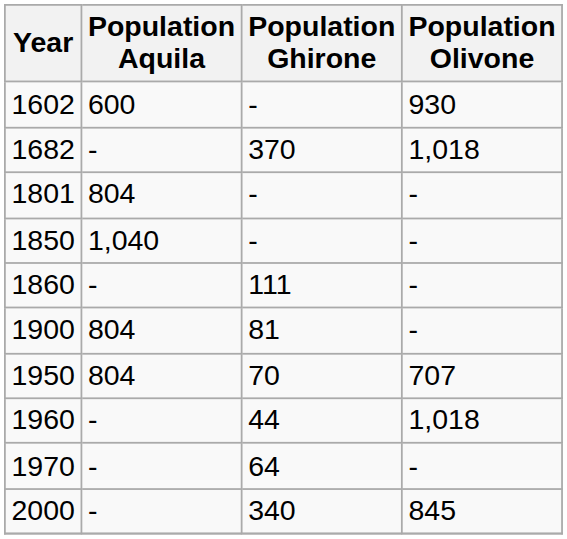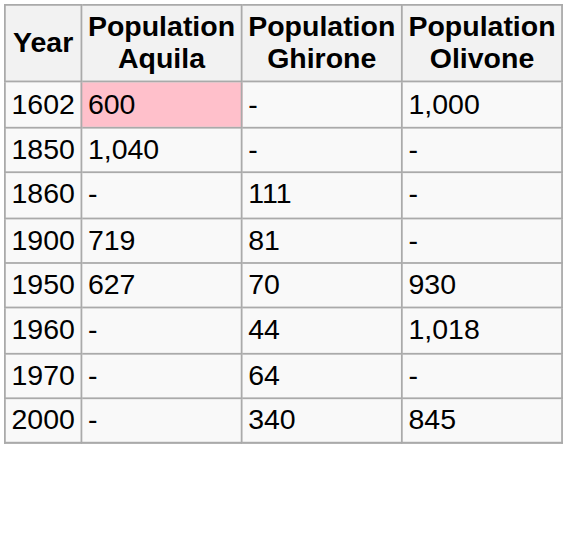(112, 104) no background -> (112, 104) pink background
(432, 104) 930 -> (444, 104) 1,000
- row: (43, 149)
- row: (43, 194)
(112, 330) 804 -> (112, 239) 719
(112, 375) 804 -> (112, 284) 627
(432, 375) 707 -> (432, 284) 930
